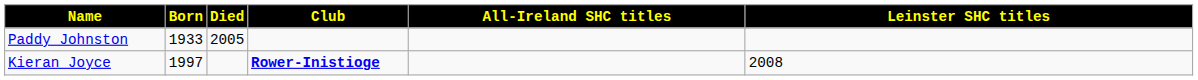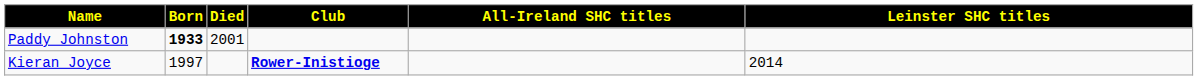(186, 40) normal -> (186, 40) bold
(227, 40) 2005 -> (227, 40) 2001
(766, 63) 2008 -> (766, 63) 2014
